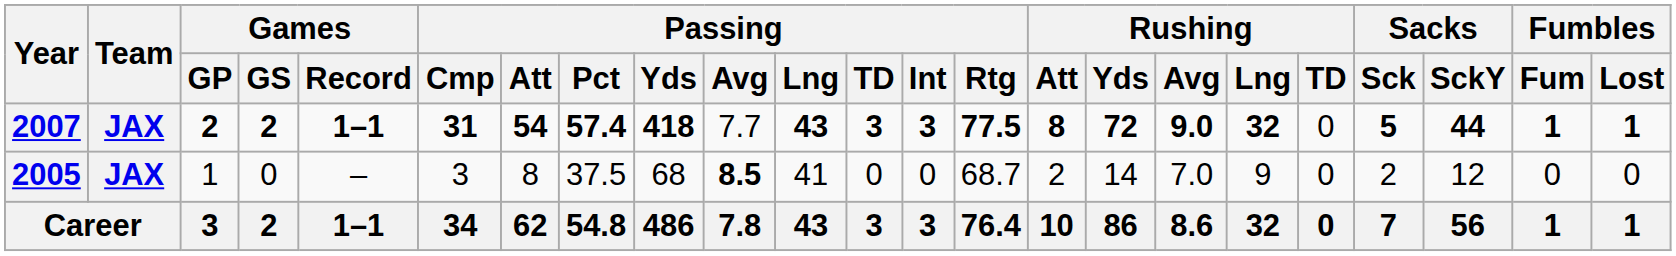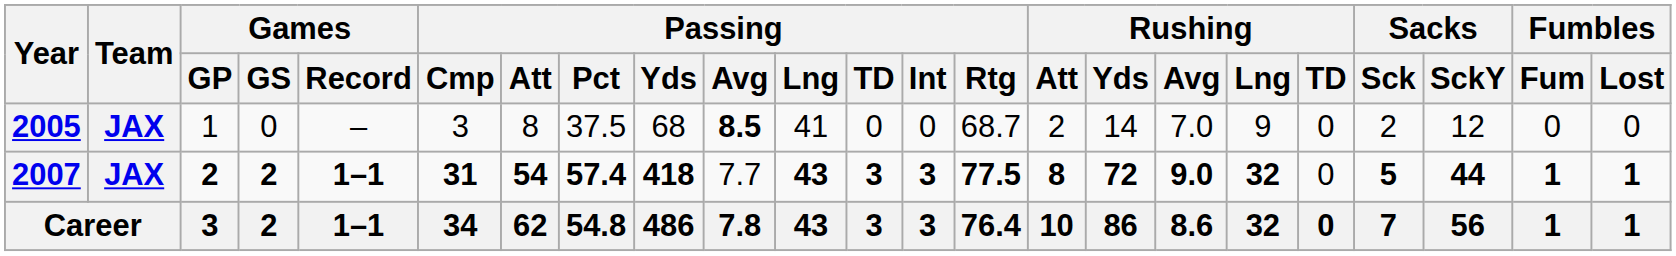rows swapped: (46, 175) <-> (46, 126)
